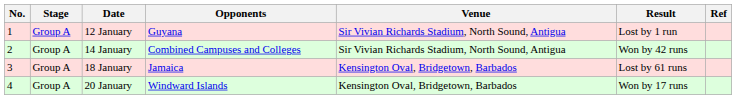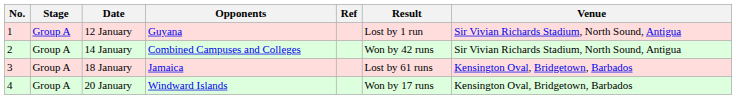columns swapped: (476, 13) <-> (719, 13)
